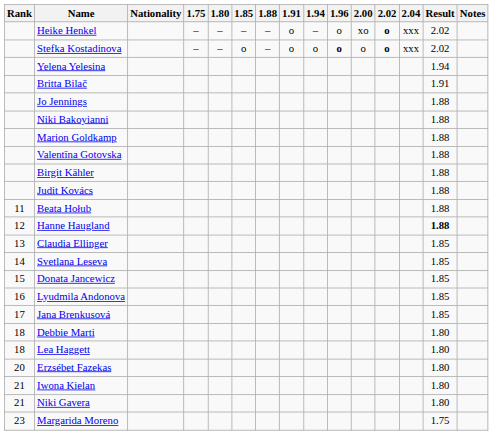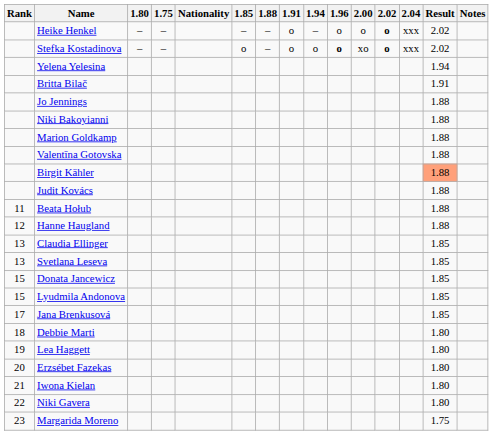columns swapped: (156, 12) <-> (220, 12)
(363, 30) xo -> (363, 30) o
(363, 48) o -> (363, 48) xo
(440, 172) no background -> (440, 172) lightsalmon background
(440, 225) bold -> (440, 225) normal
(19, 261) 14 -> (19, 261) 13
(19, 296) 16 -> (19, 296) 15
(19, 349) 18 -> (19, 349) 19
(19, 402) 21 -> (19, 402) 22
